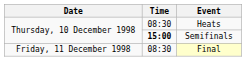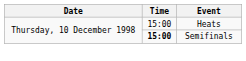(159, 24) 08:30 -> (159, 24) 15:00
- row: (209, 50)
